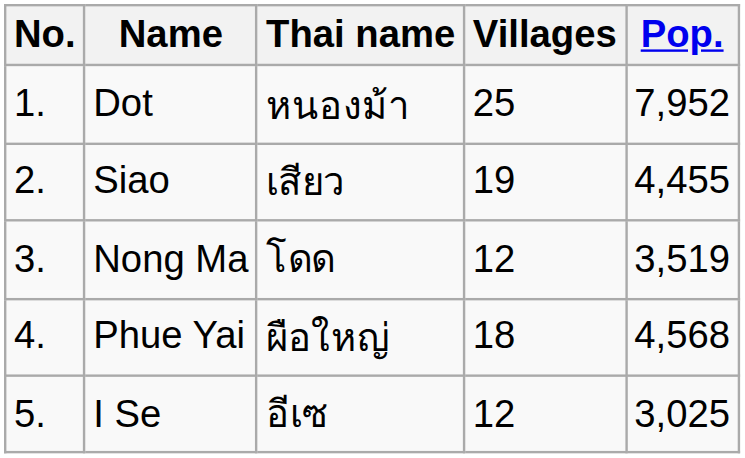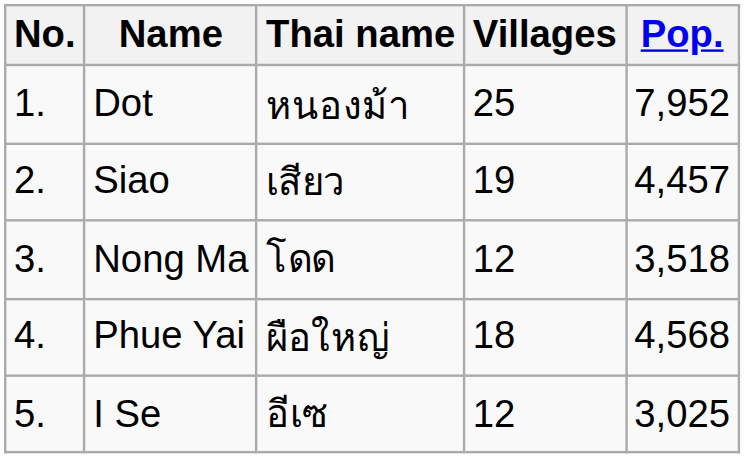(682, 181) 4,455 -> (682, 181) 4,457
(682, 258) 3,519 -> (682, 258) 3,518
